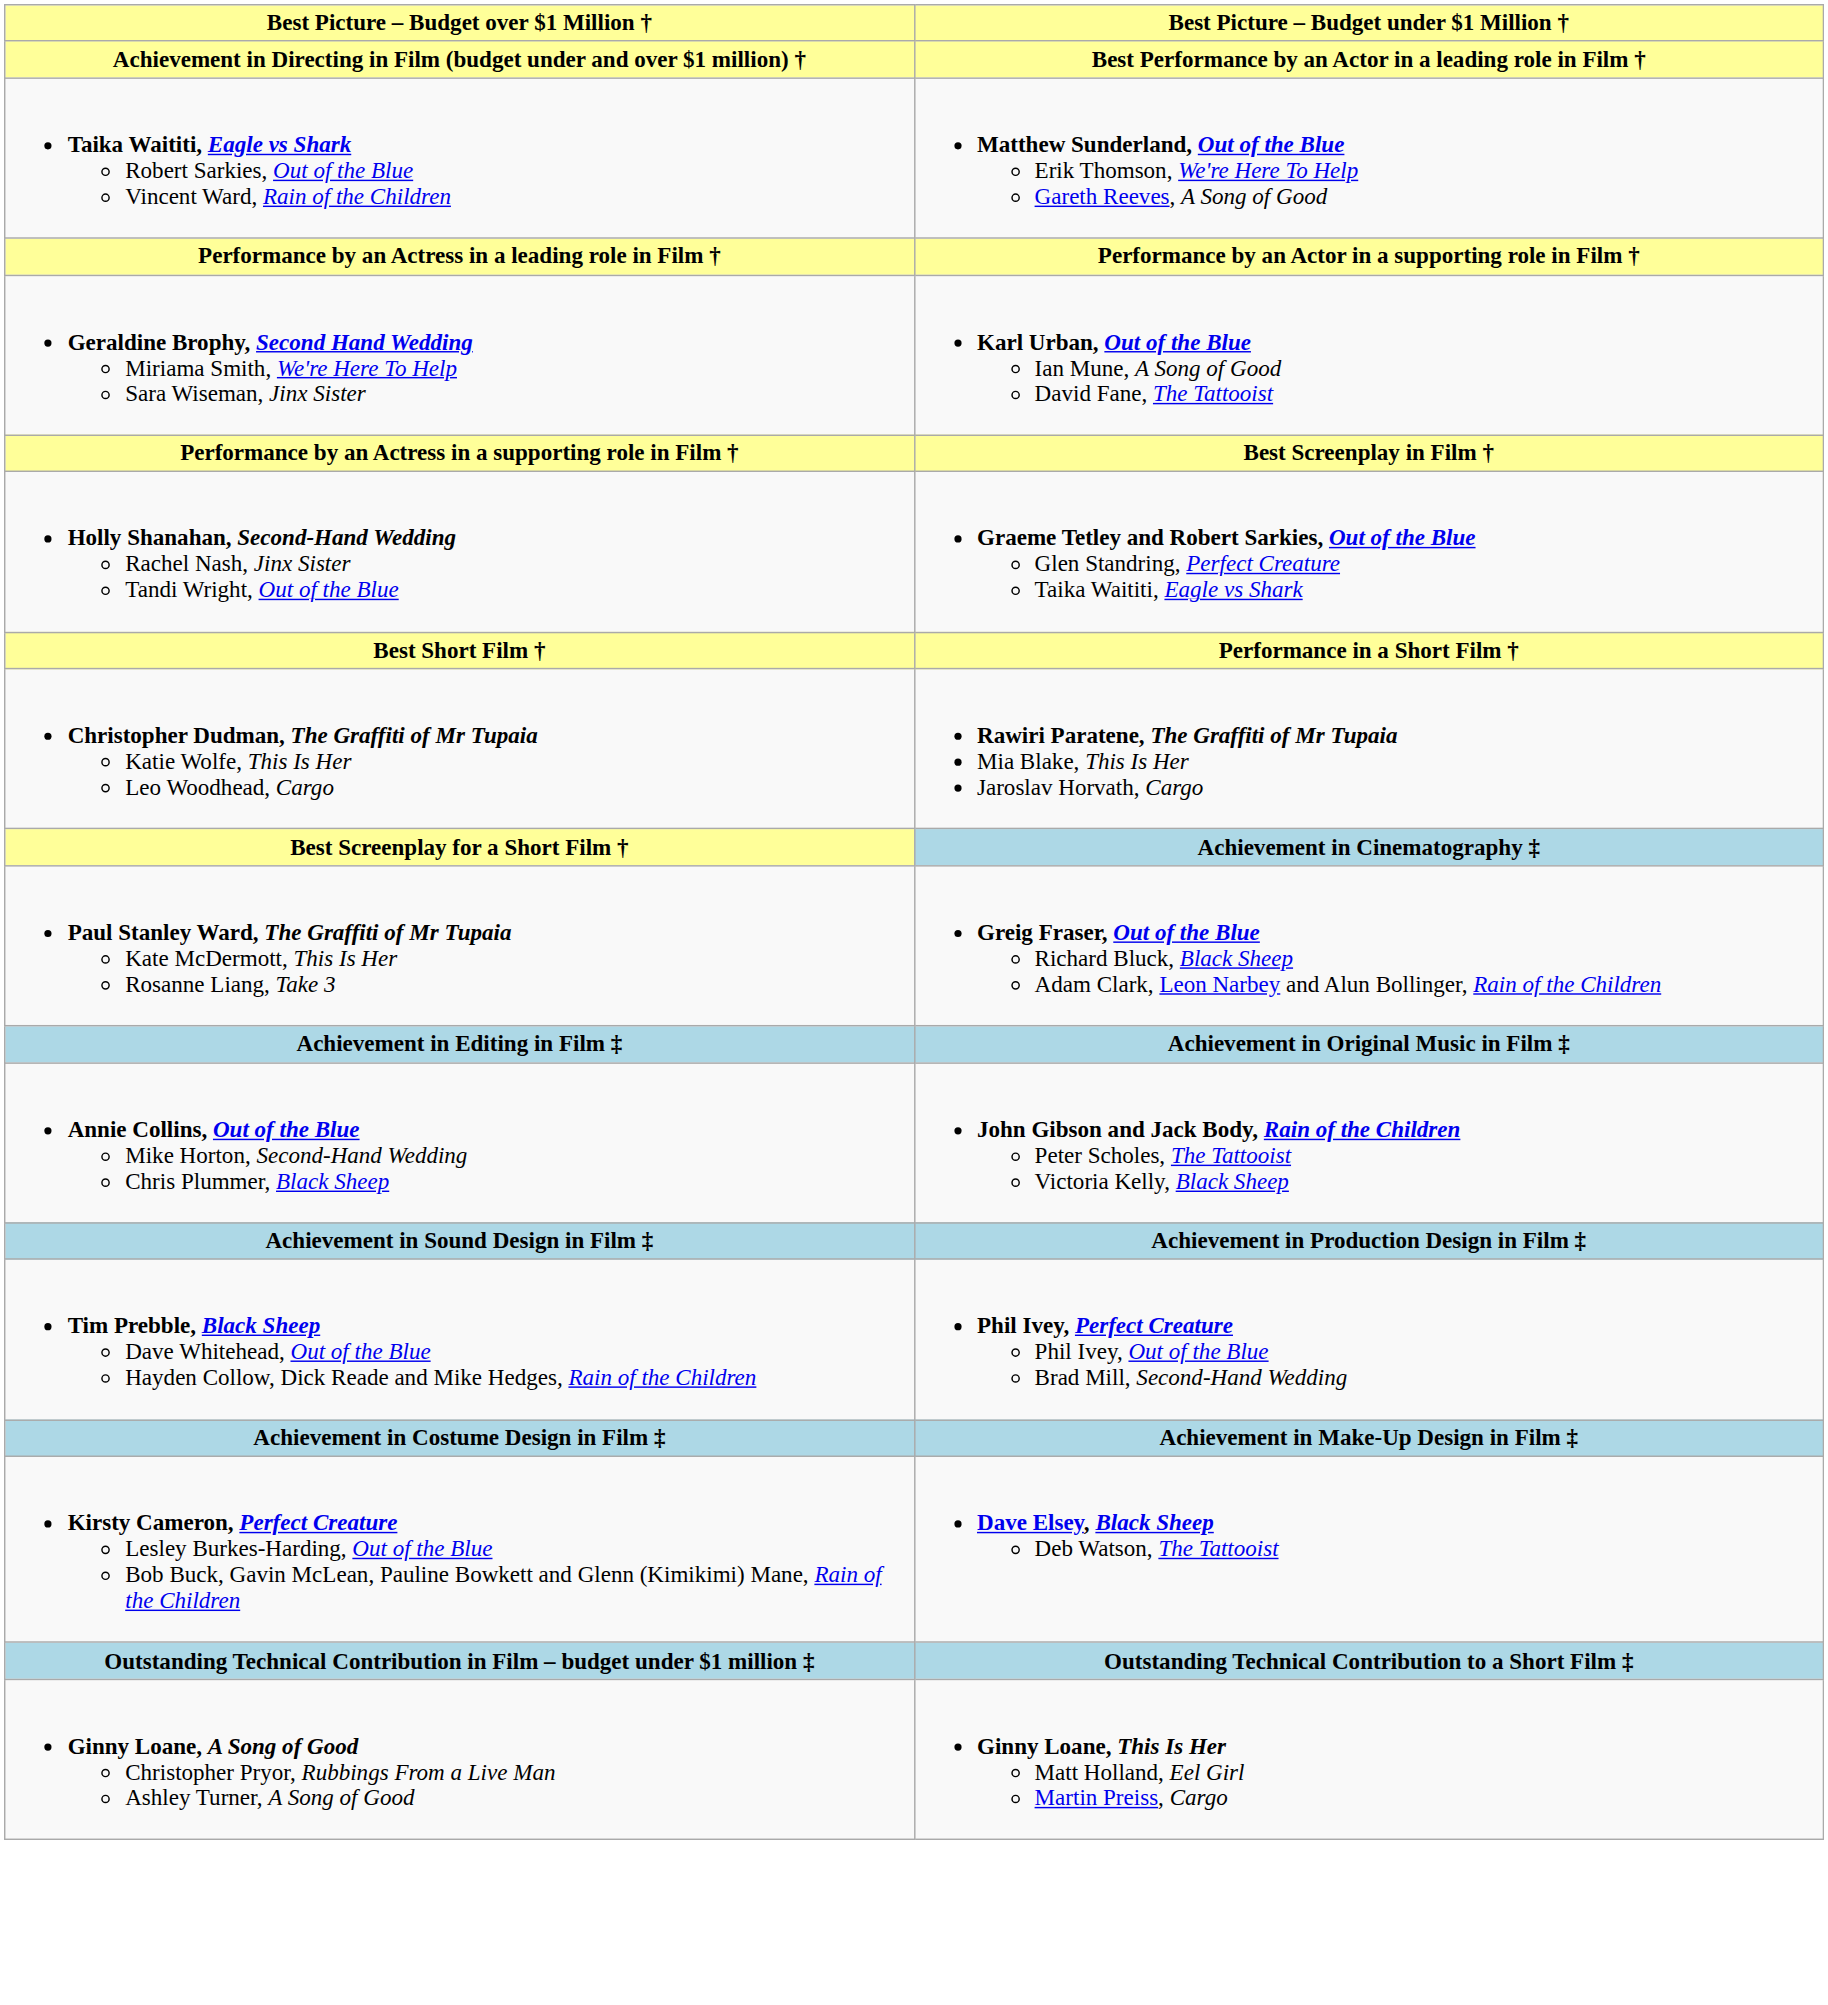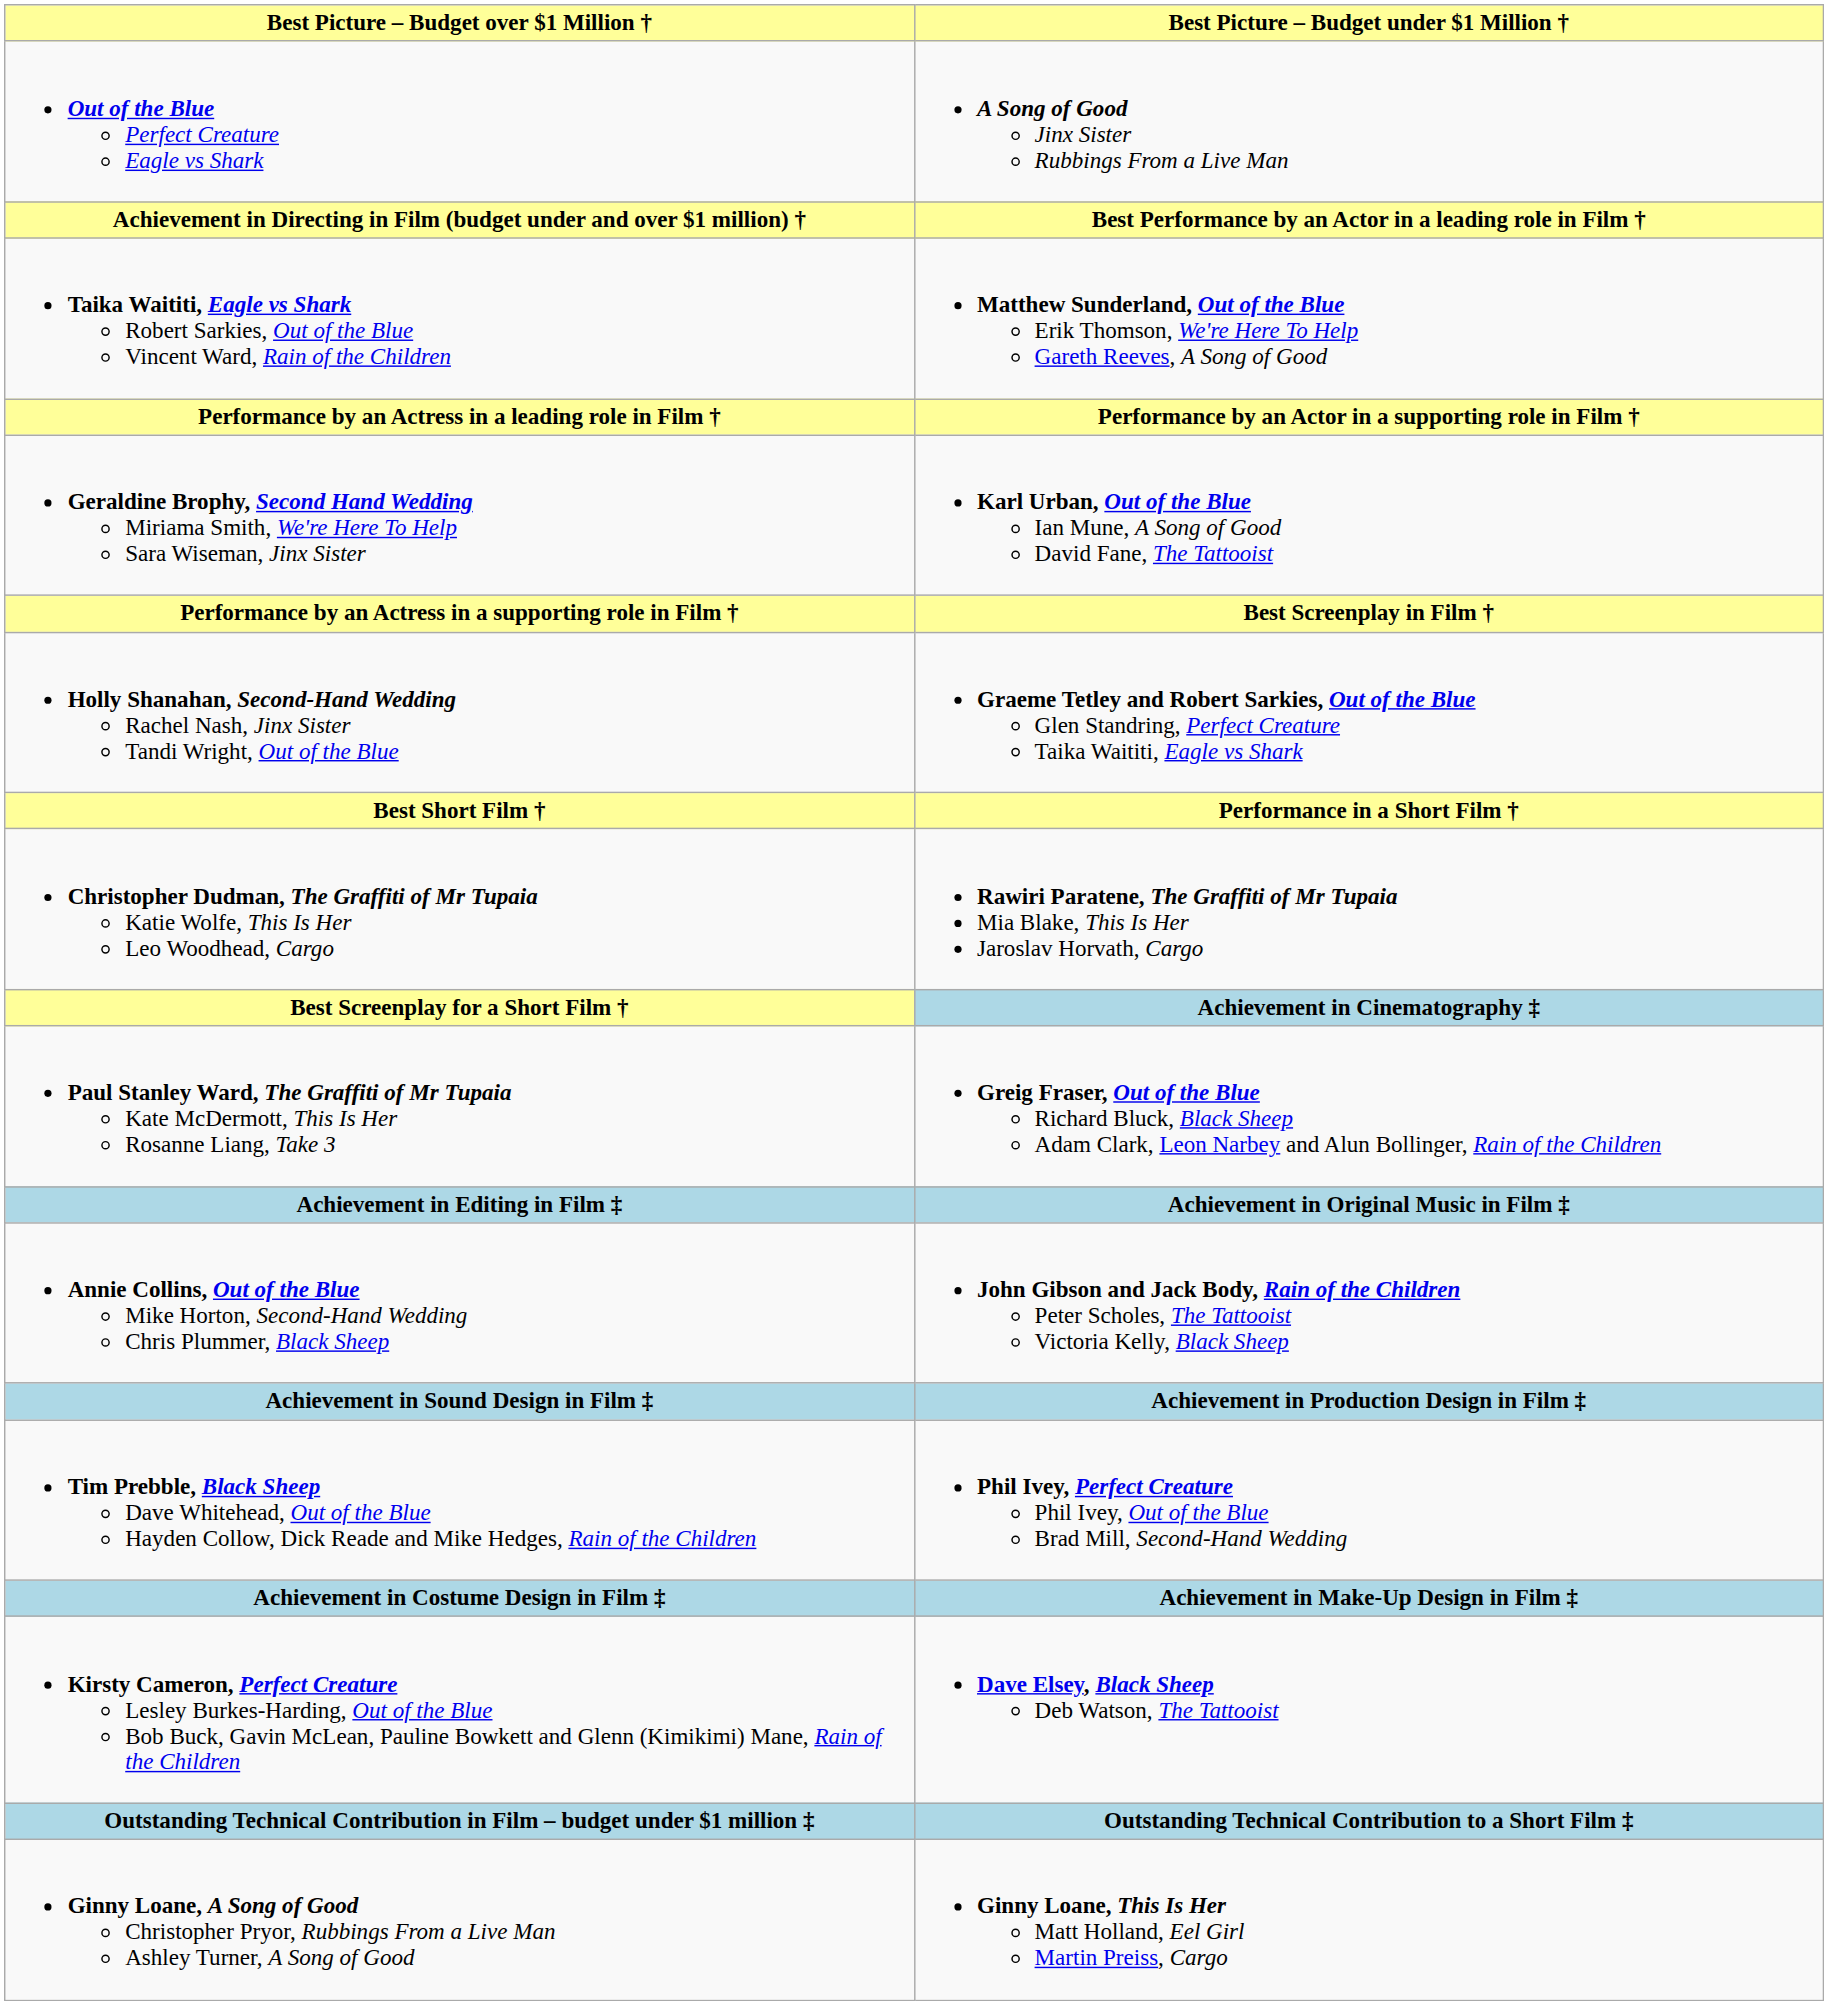+ row: (459, 134)
